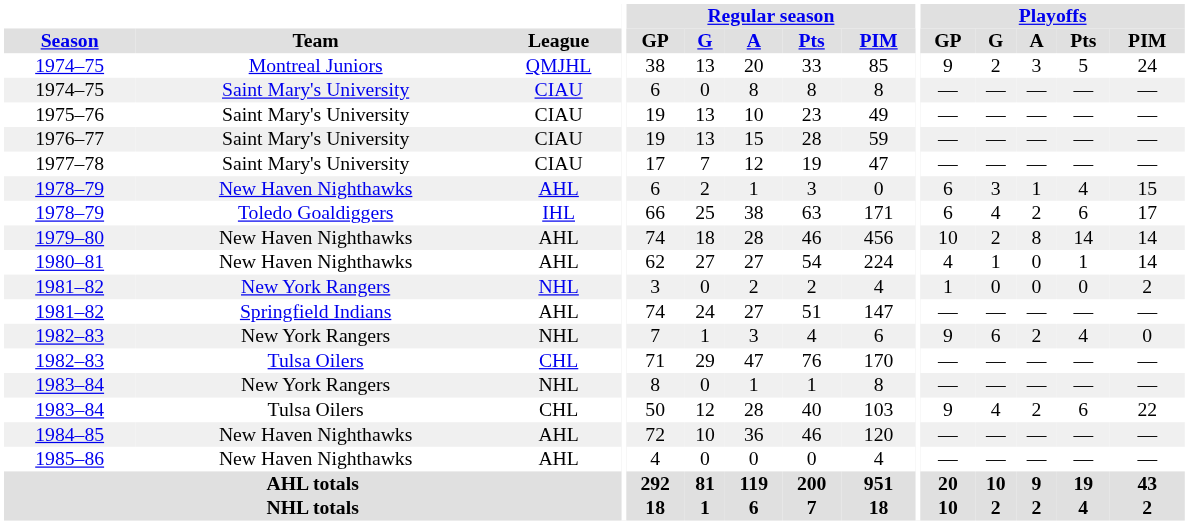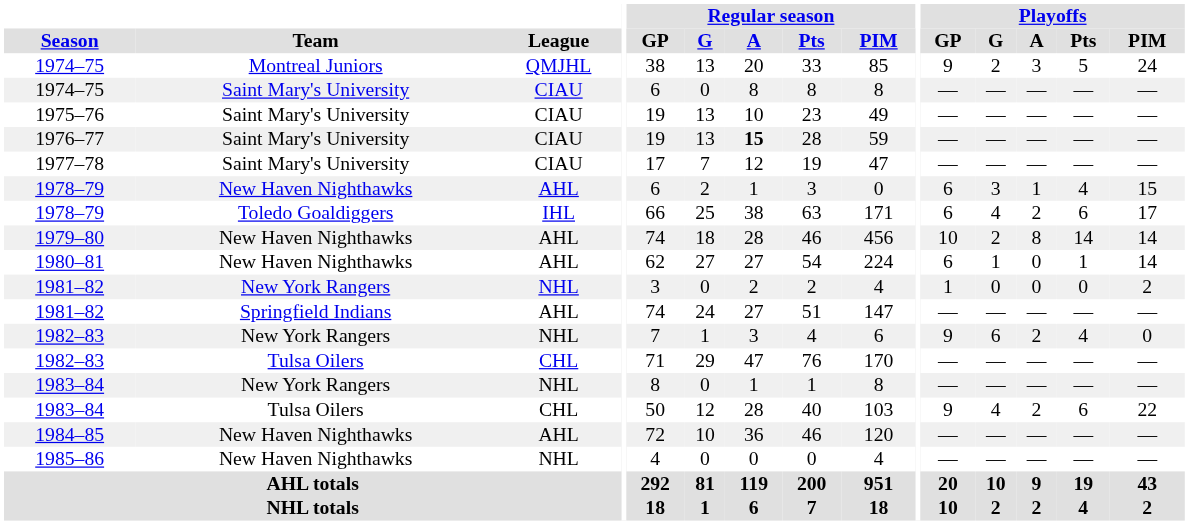(754, 139) normal -> (754, 139) bold
(948, 262) 4 -> (948, 262) 6
(559, 458) AHL -> (559, 458) NHL
